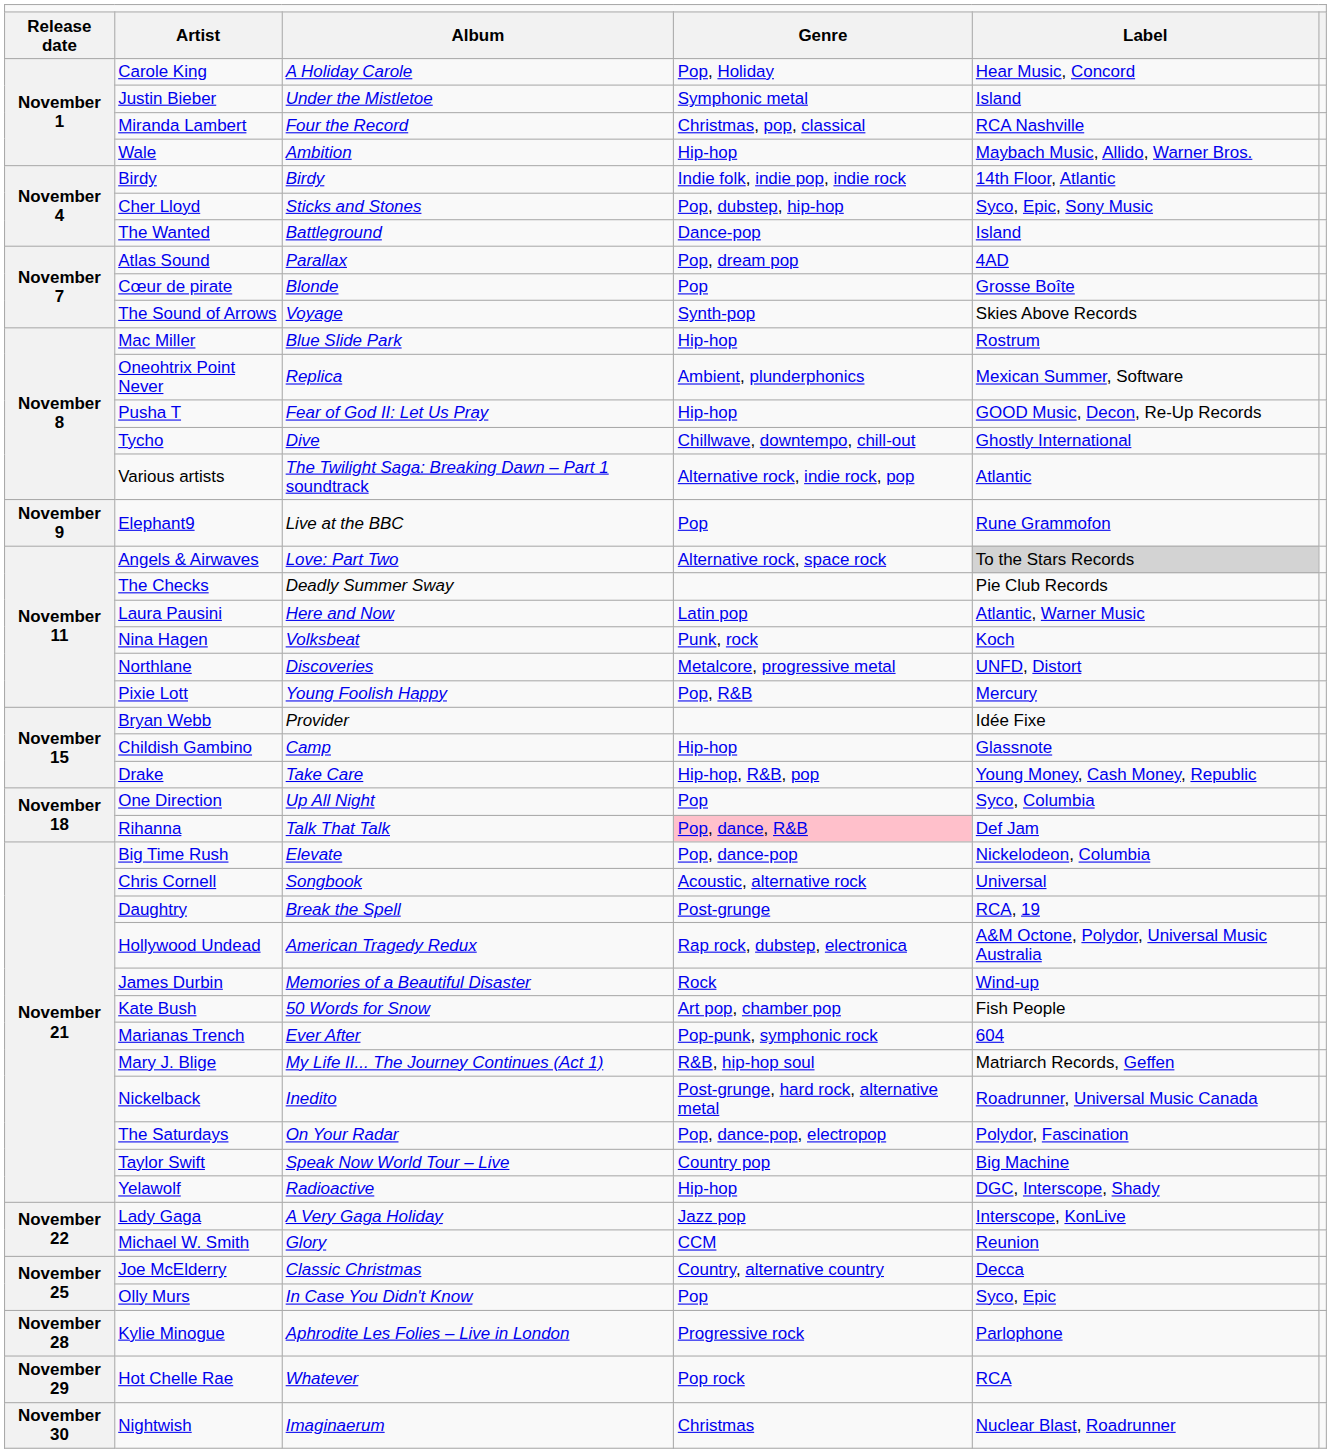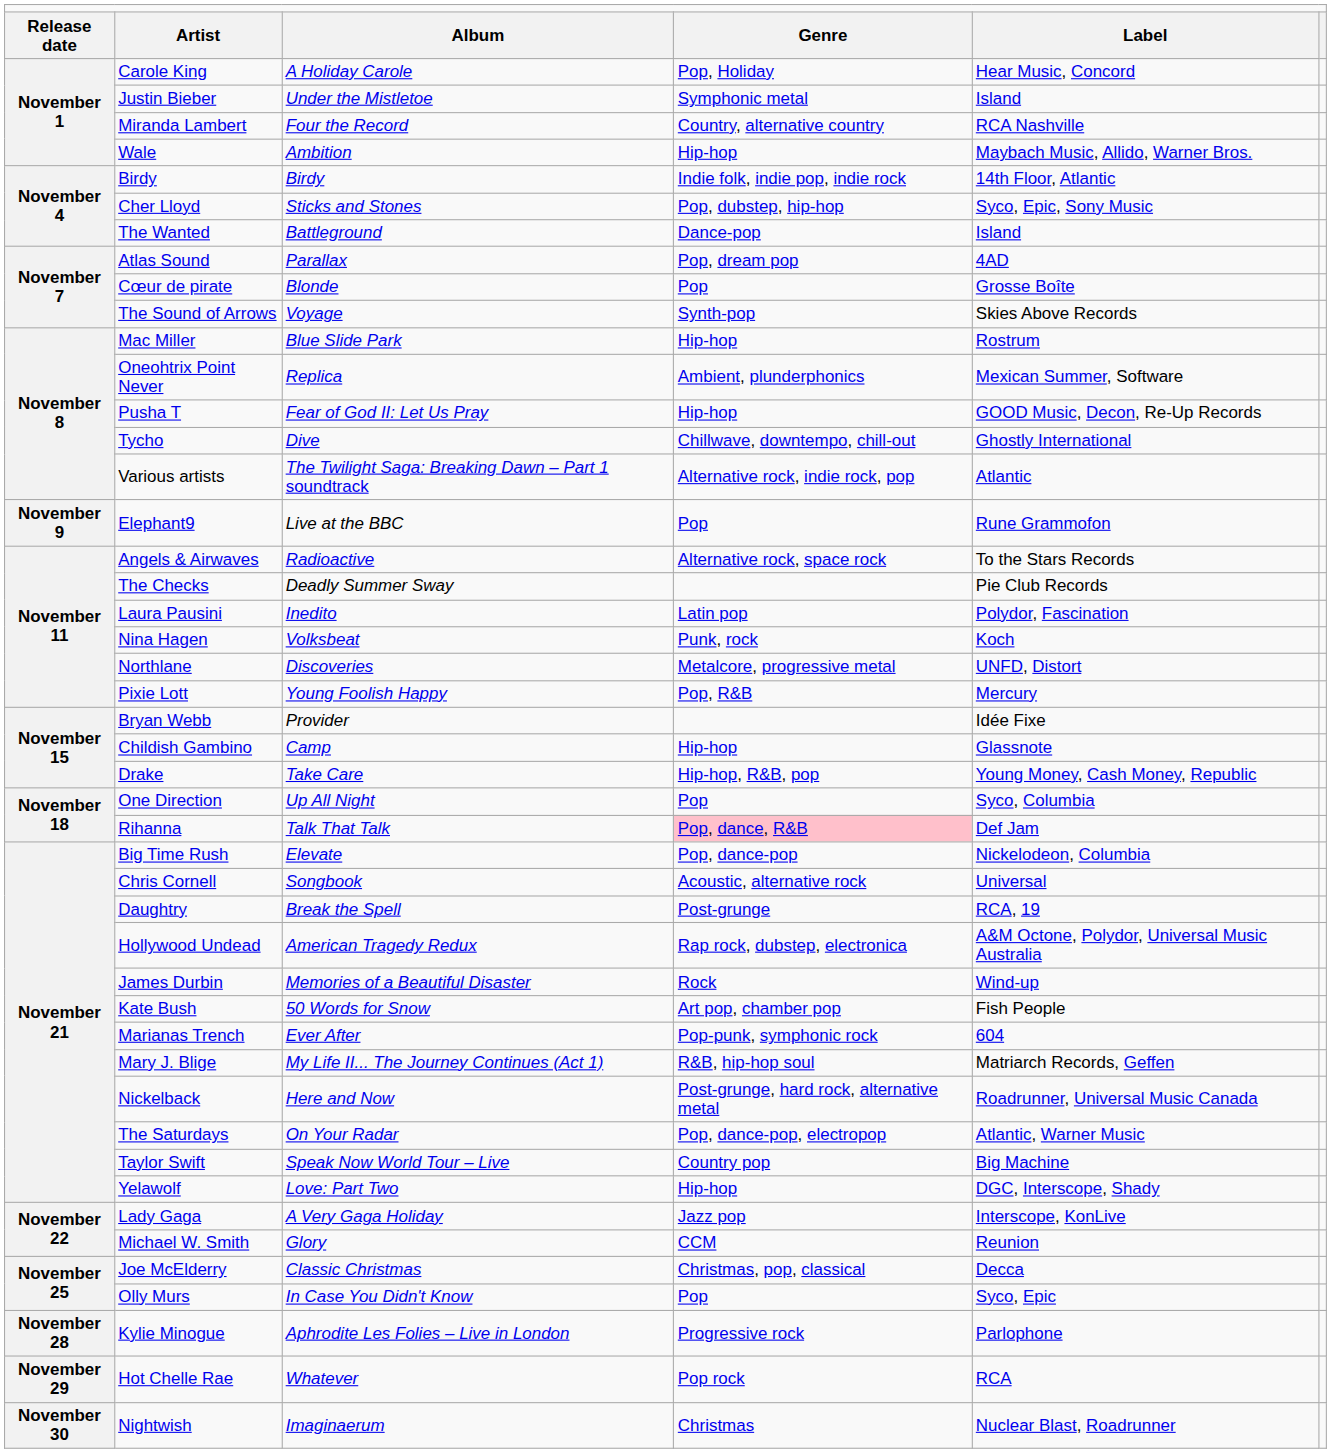(772, 125) Christmas, pop, classical -> (781, 125) Country, alternative country
(342, 559) Love: Part Two -> (330, 559) Radioactive
(1055, 559) lightgrey background -> (1055, 559) no background
(340, 613) Here and Now -> (311, 613) Inedito
(1060, 613) Atlantic, Warner Music -> (1052, 613) Polydor, Fascination
(311, 1099) Inedito -> (340, 1099) Here and Now
(1052, 1135) Polydor, Fascination -> (1060, 1135) Atlantic, Warner Music
(330, 1189) Radioactive -> (342, 1189) Love: Part Two
(781, 1269) Country, alternative country -> (772, 1269) Christmas, pop, classical
